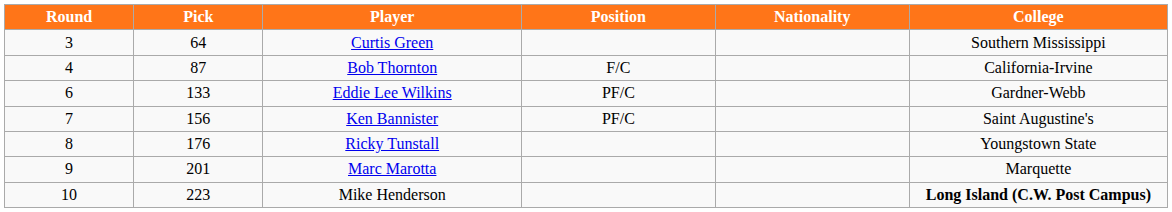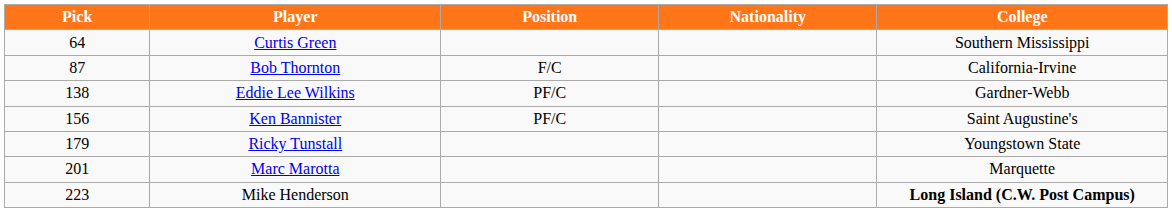- column: (69, 17)
(198, 93) 133 -> (77, 93) 138
(198, 144) 176 -> (77, 144) 179
